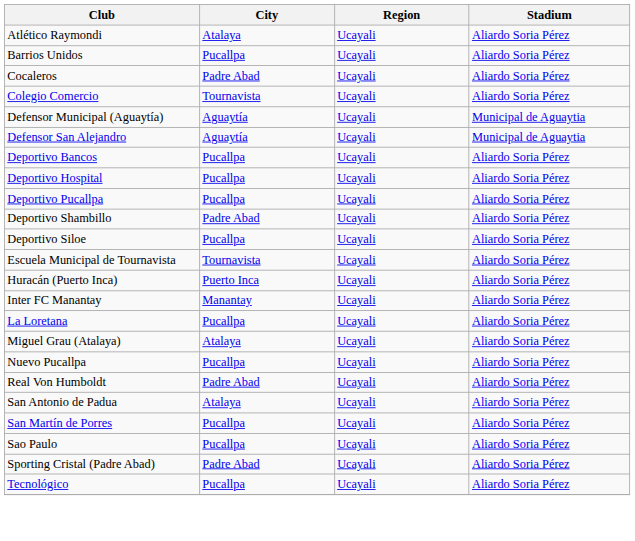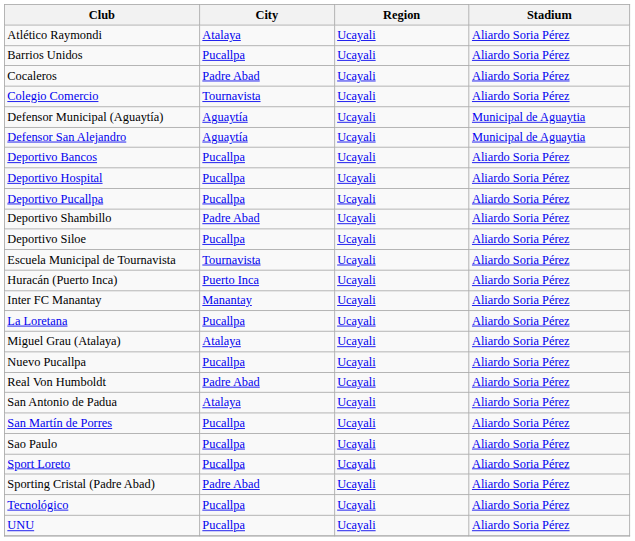+ row: (39, 464)
+ row: (21, 525)
